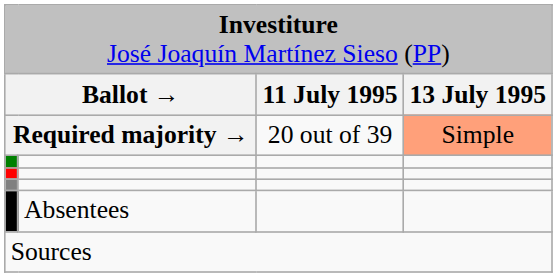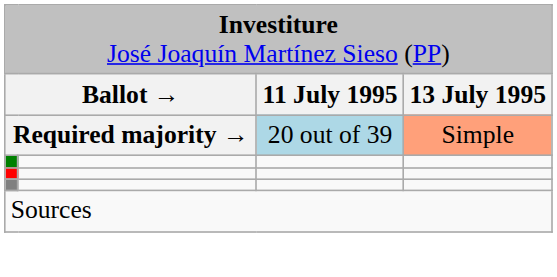(330, 134) no background -> (330, 134) lightblue background
- row: (12, 211)
